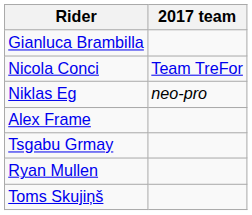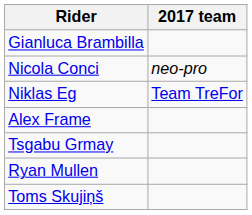(197, 68) Team TreFor -> (179, 68) neo-pro
(179, 94) neo-pro -> (197, 94) Team TreFor
